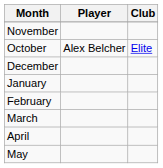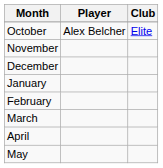rows swapped: (27, 48) <-> (33, 31)
